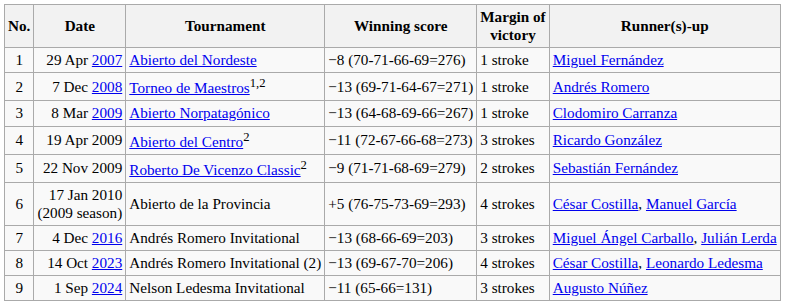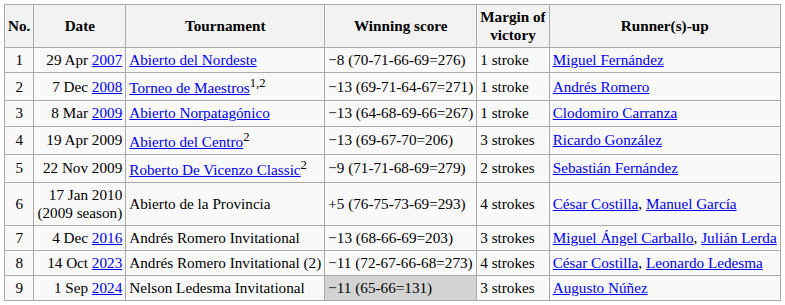(400, 140) −11 (72-67-66-68=273) -> (391, 140) −13 (69-67-70=206)
(391, 262) −13 (69-67-70=206) -> (400, 262) −11 (72-67-66-68=273)
(380, 287) no background -> (380, 287) lightgrey background
